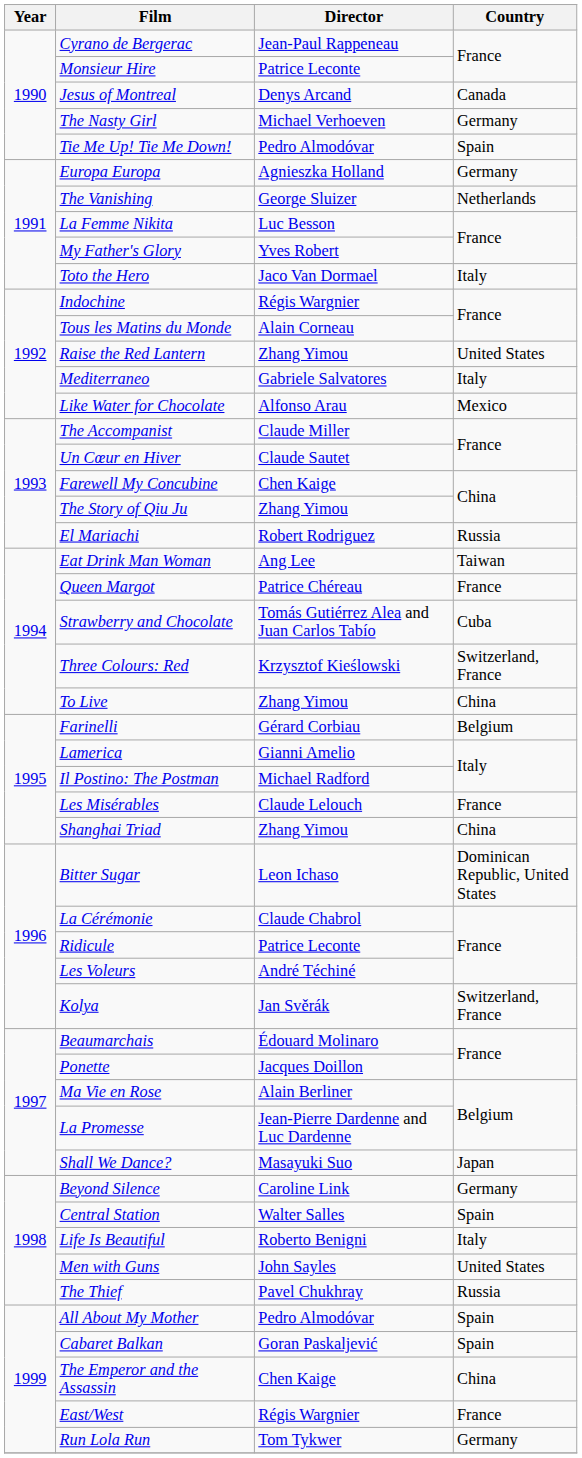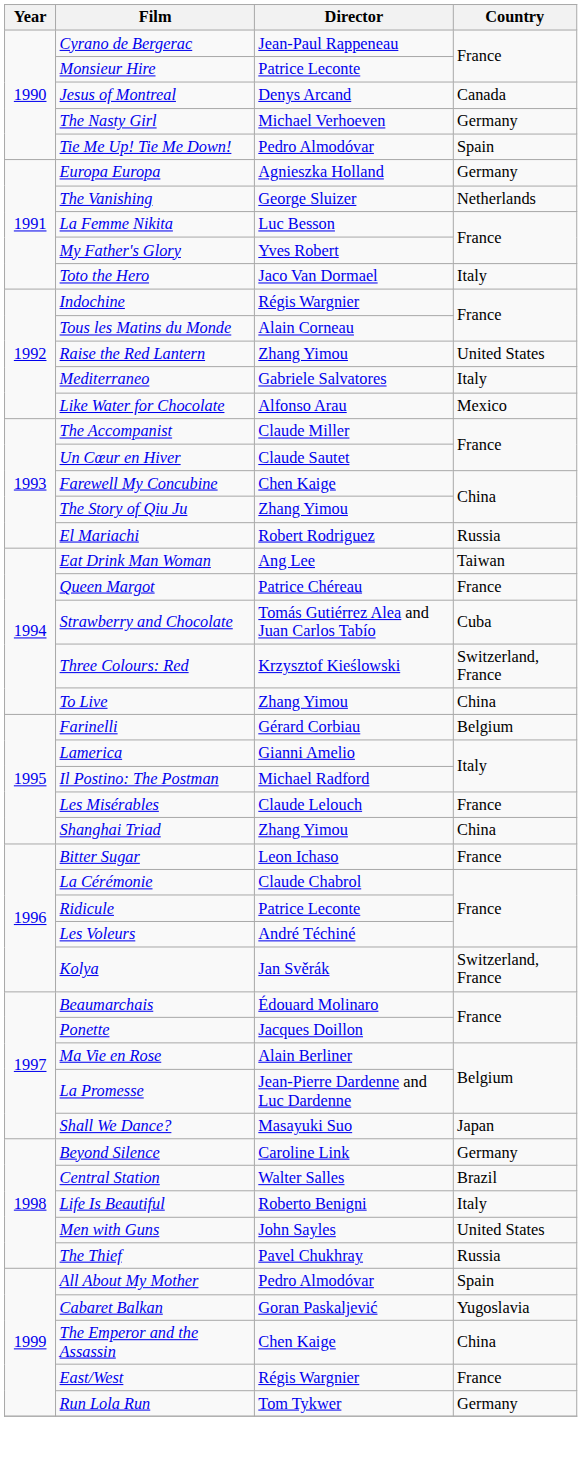(513, 874) Dominican Republic, United States -> (479, 856) France
(476, 1214) Spain -> (477, 1177) Brazil
(476, 1344) Spain -> (493, 1307) Yugoslavia
